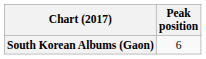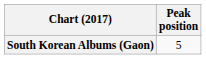(179, 44) 6 -> (179, 44) 5
